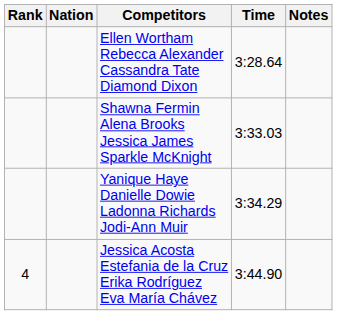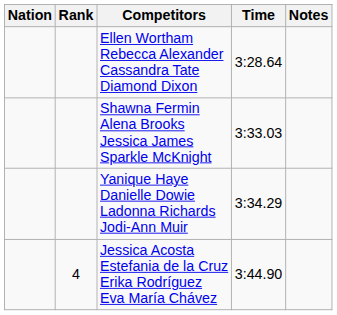columns swapped: (25, 15) <-> (71, 15)
